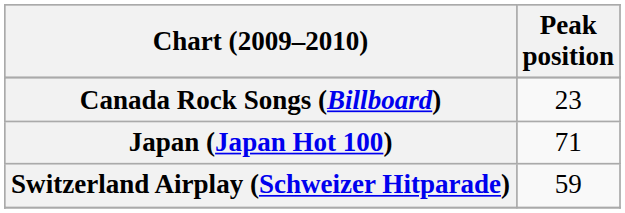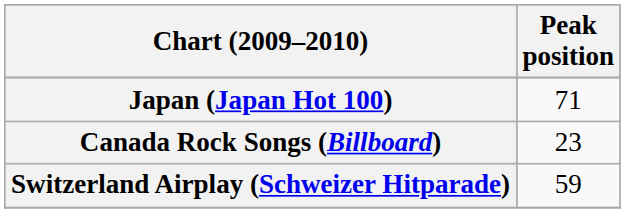rows swapped: (261, 99) <-> (261, 142)
